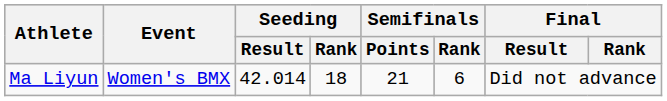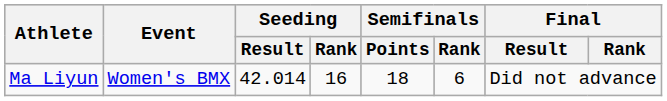(336, 79) 18 -> (336, 79) 16
(398, 79) 21 -> (398, 79) 18
